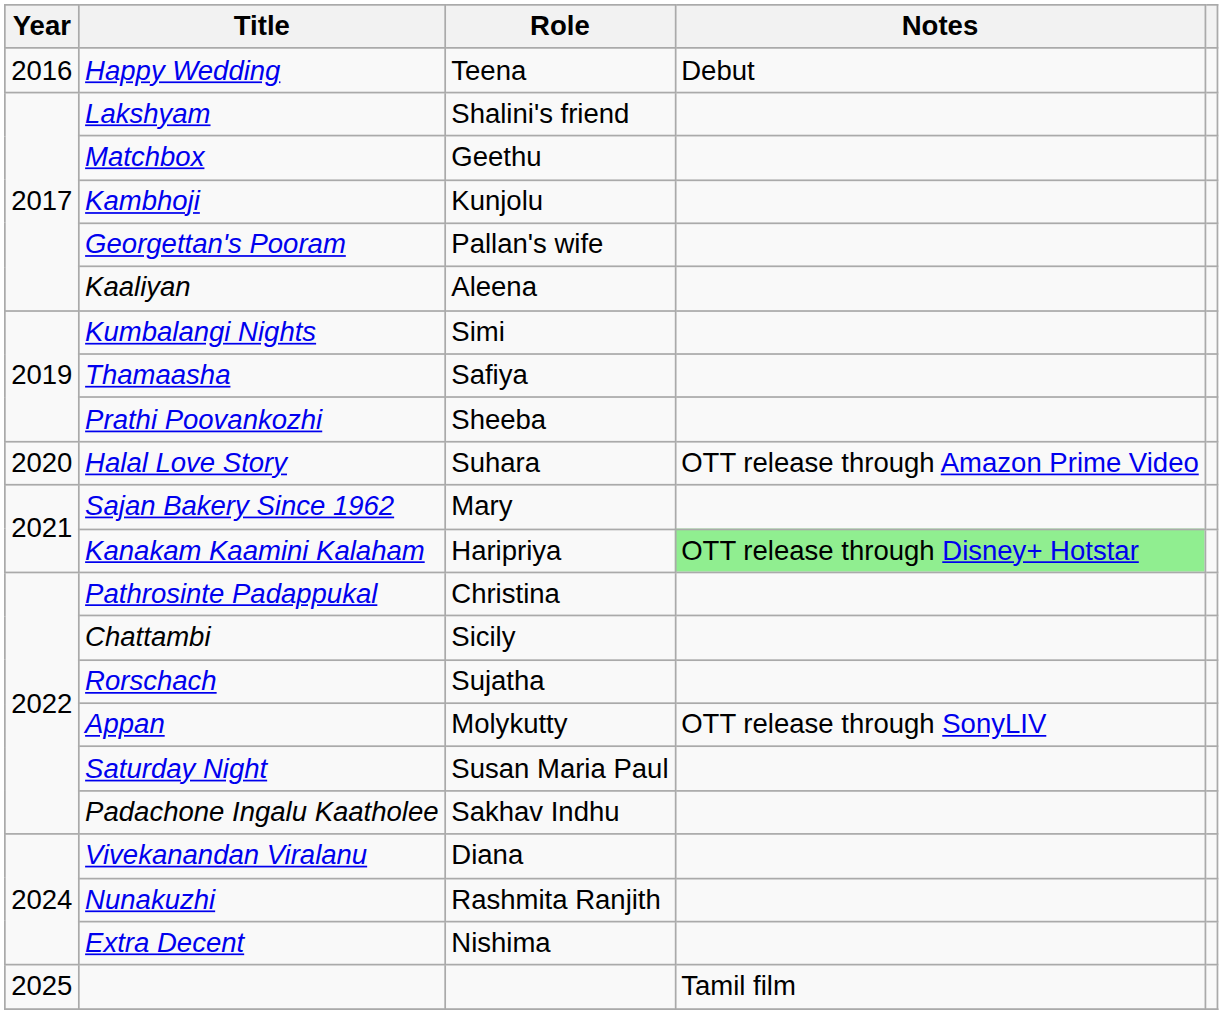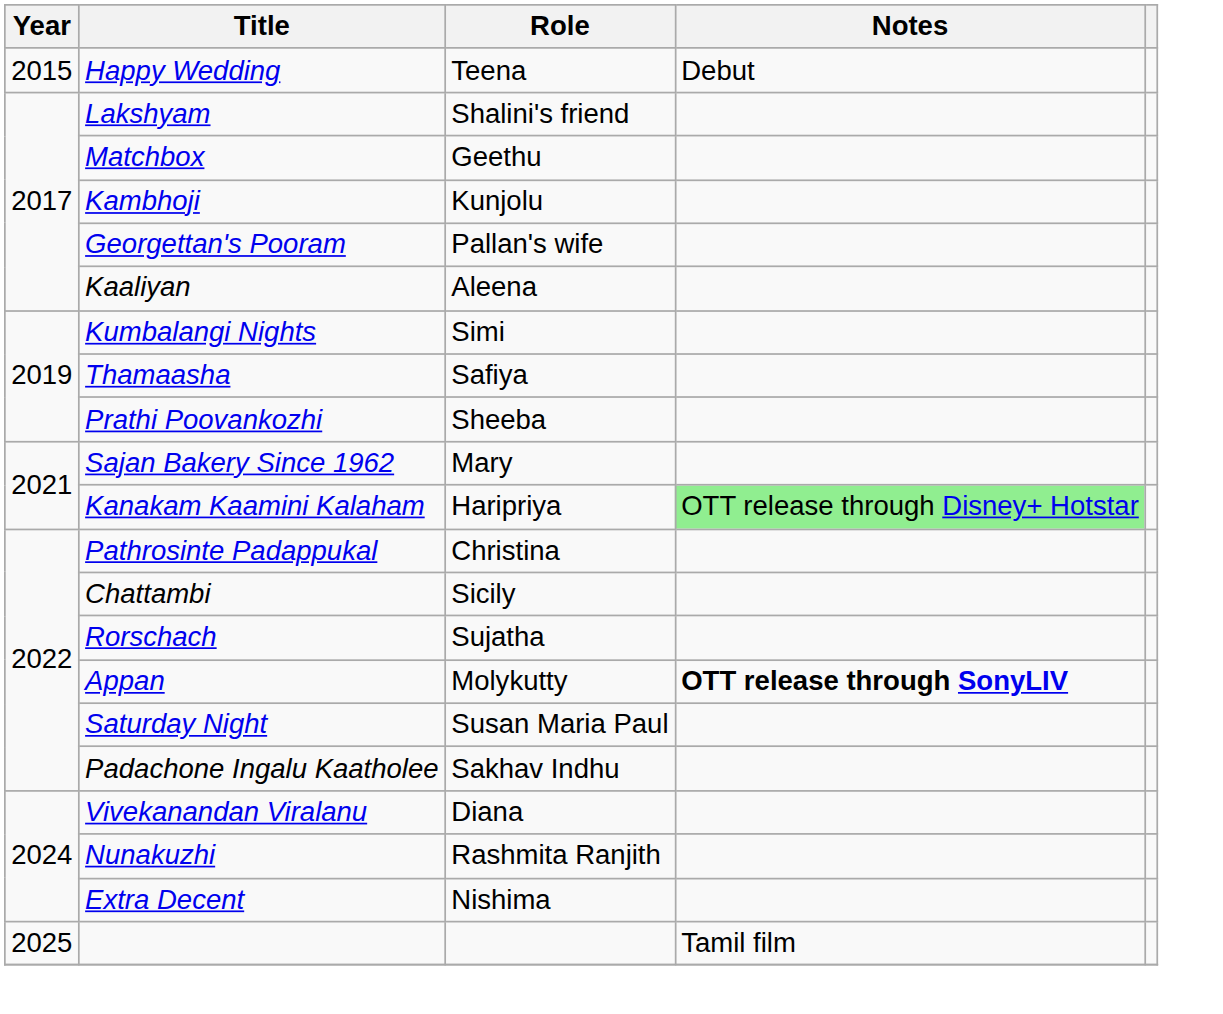(42, 69) 2016 -> (42, 69) 2015
- row: (186, 462)
(864, 724) normal -> (875, 680) bold
